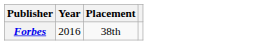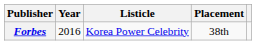+ column: (137, 13)
